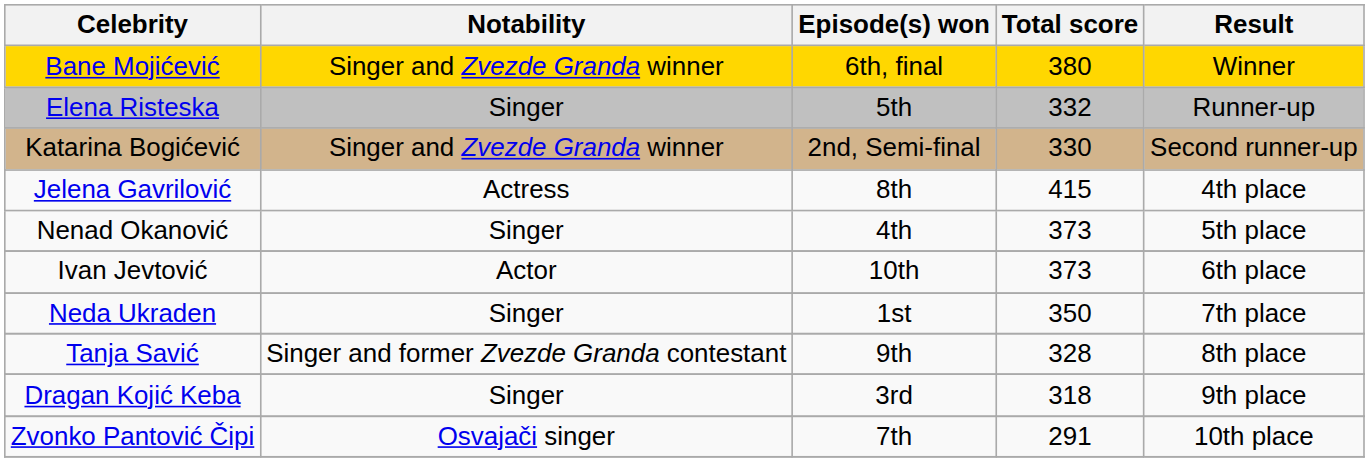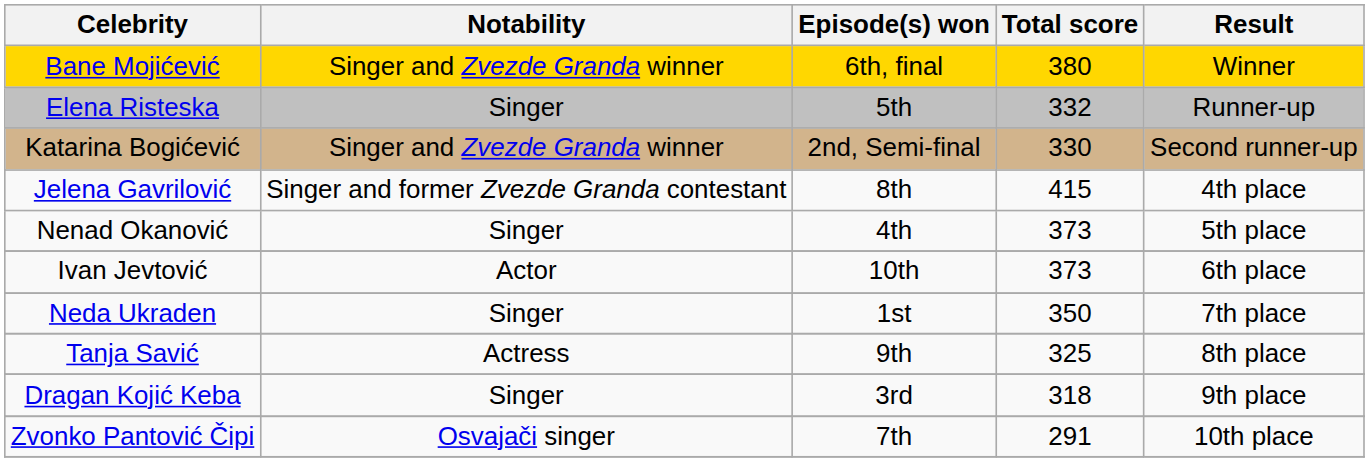(526, 189) Actress -> (526, 189) Singer and former Zvezde Granda contestant
(526, 353) Singer and former Zvezde Granda contestant -> (526, 353) Actress
(1070, 353) 328 -> (1070, 353) 325
